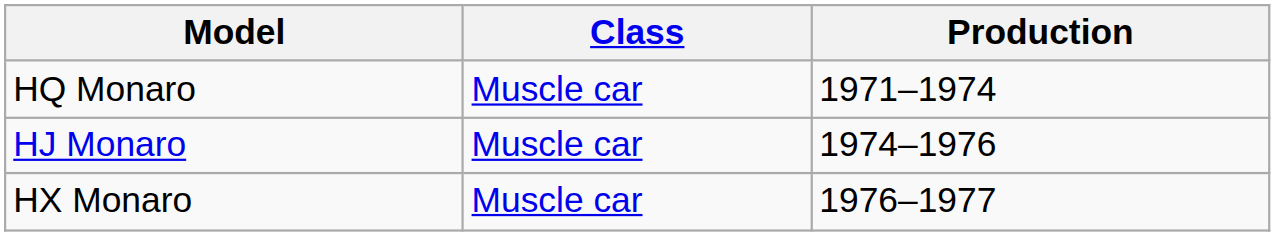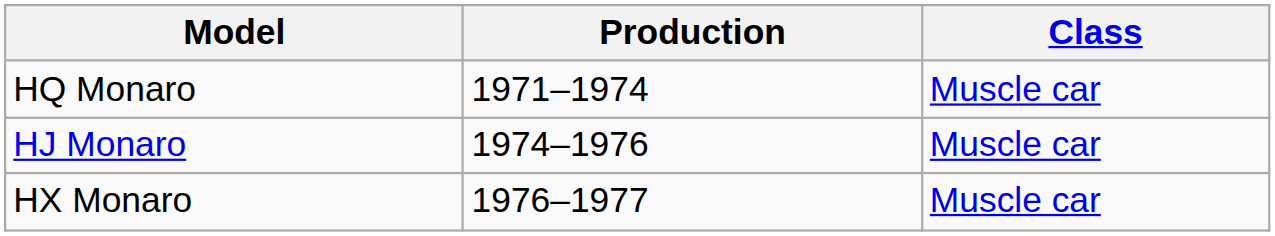columns swapped: (637, 32) <-> (1040, 32)
